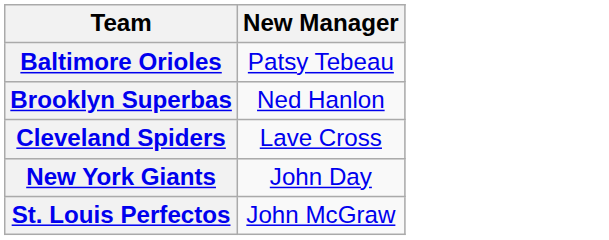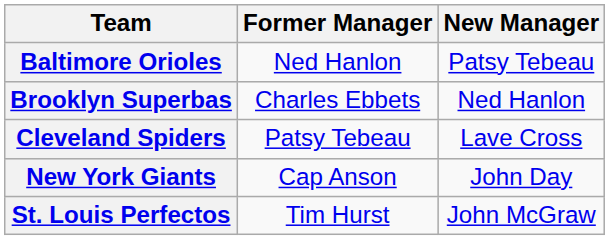+ column: (338, 23)
